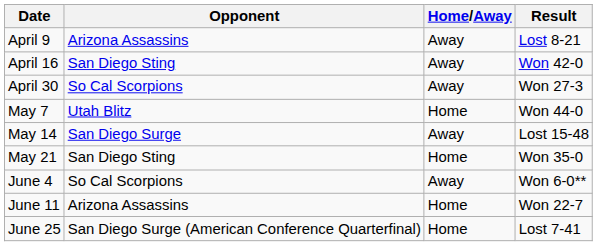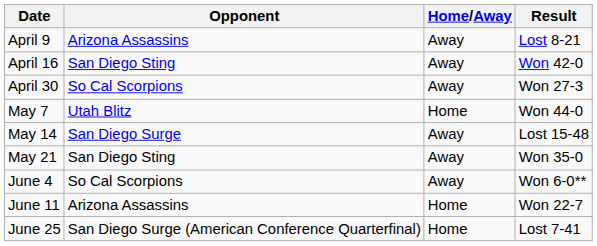(448, 157) Home -> (446, 157) Away
